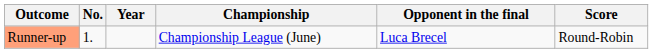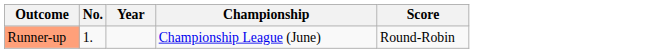- column: (466, 15)
